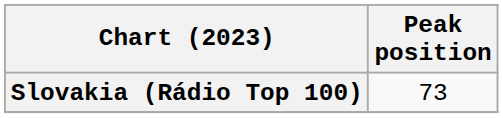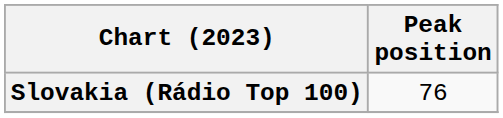(433, 93) 73 -> (433, 93) 76
